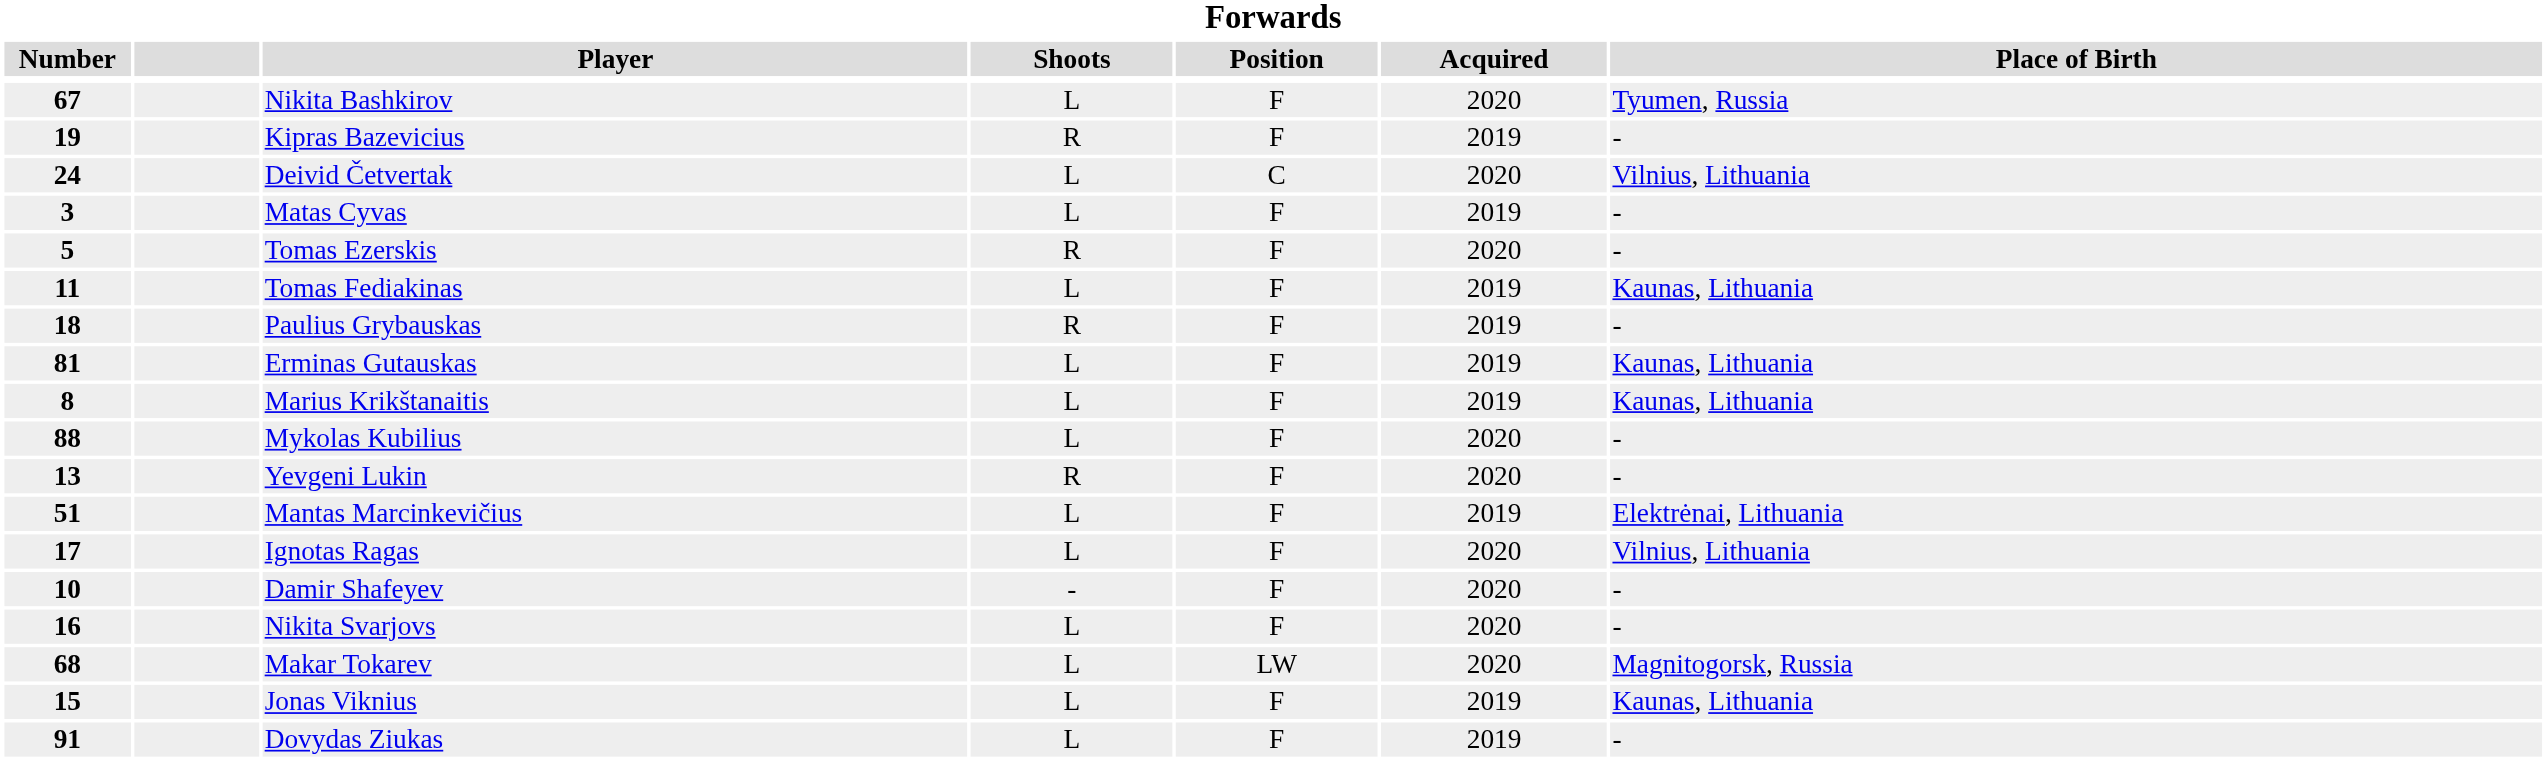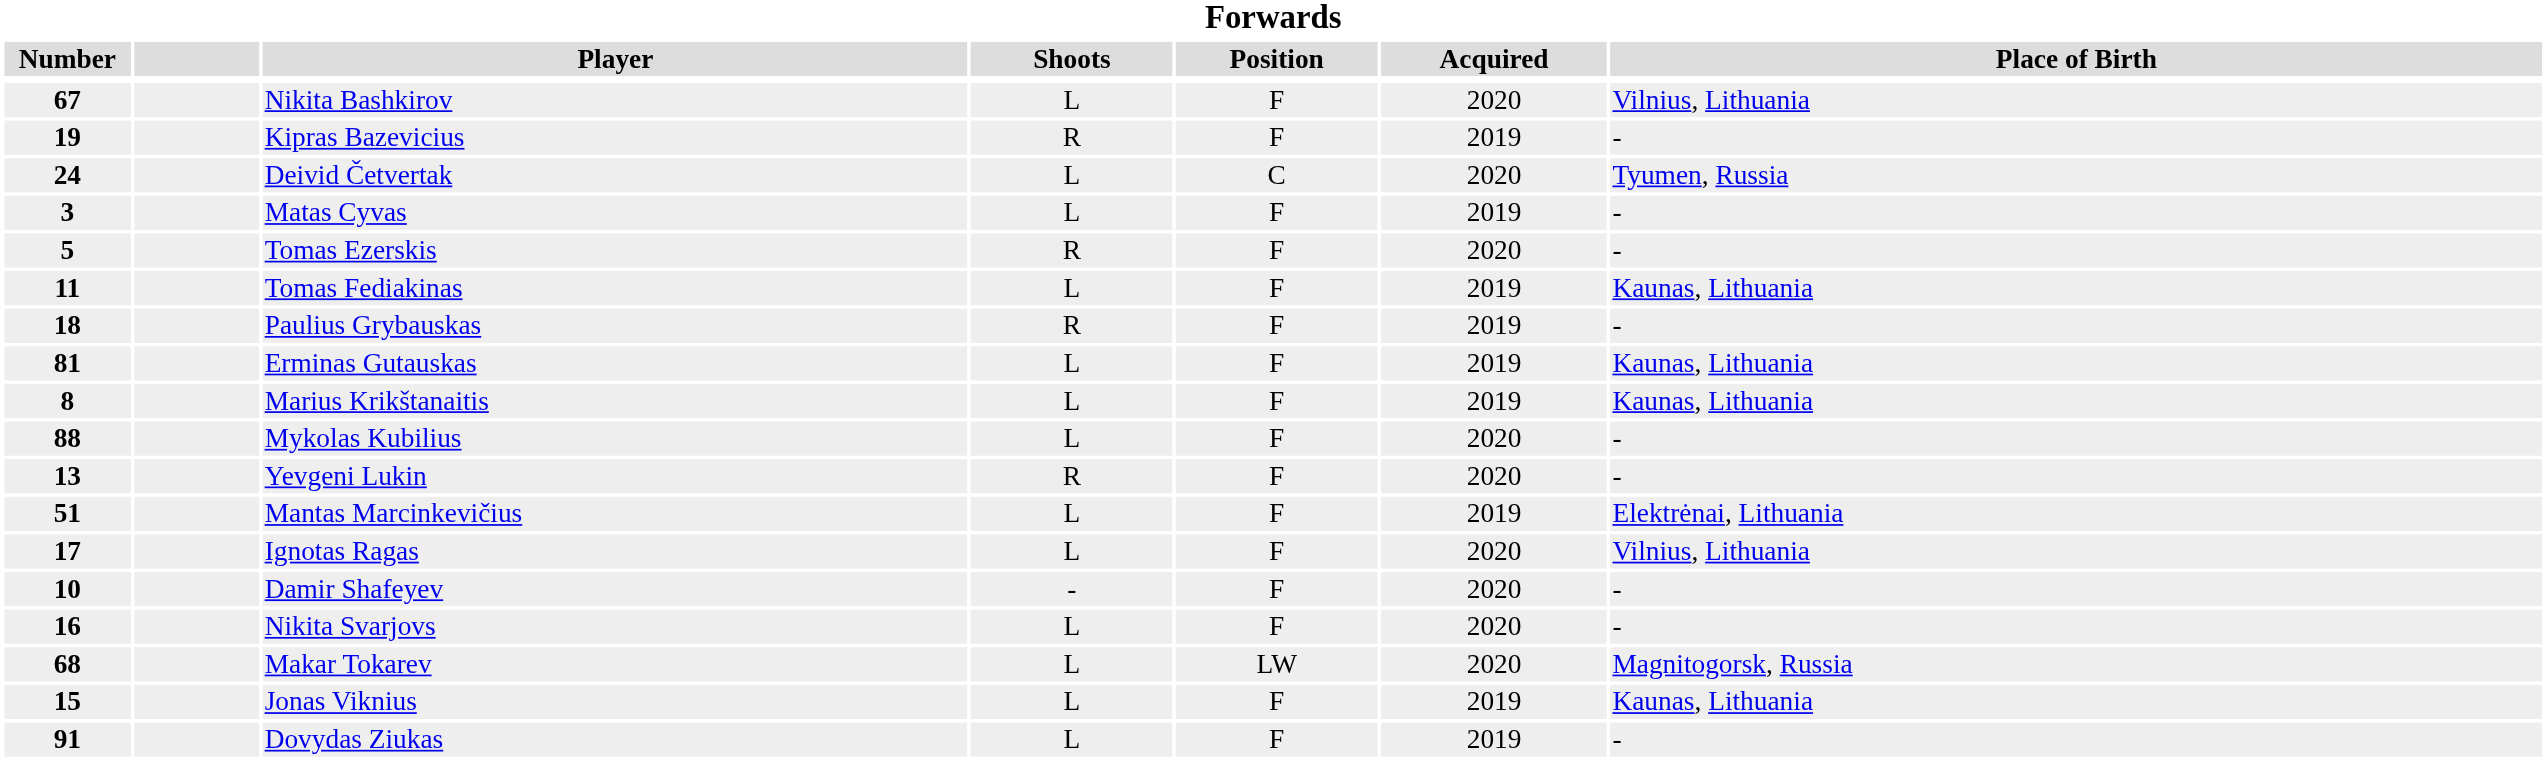(1700, 99) Tyumen, Russia -> (1711, 99) Vilnius, Lithuania
(1711, 174) Vilnius, Lithuania -> (1700, 174) Tyumen, Russia
